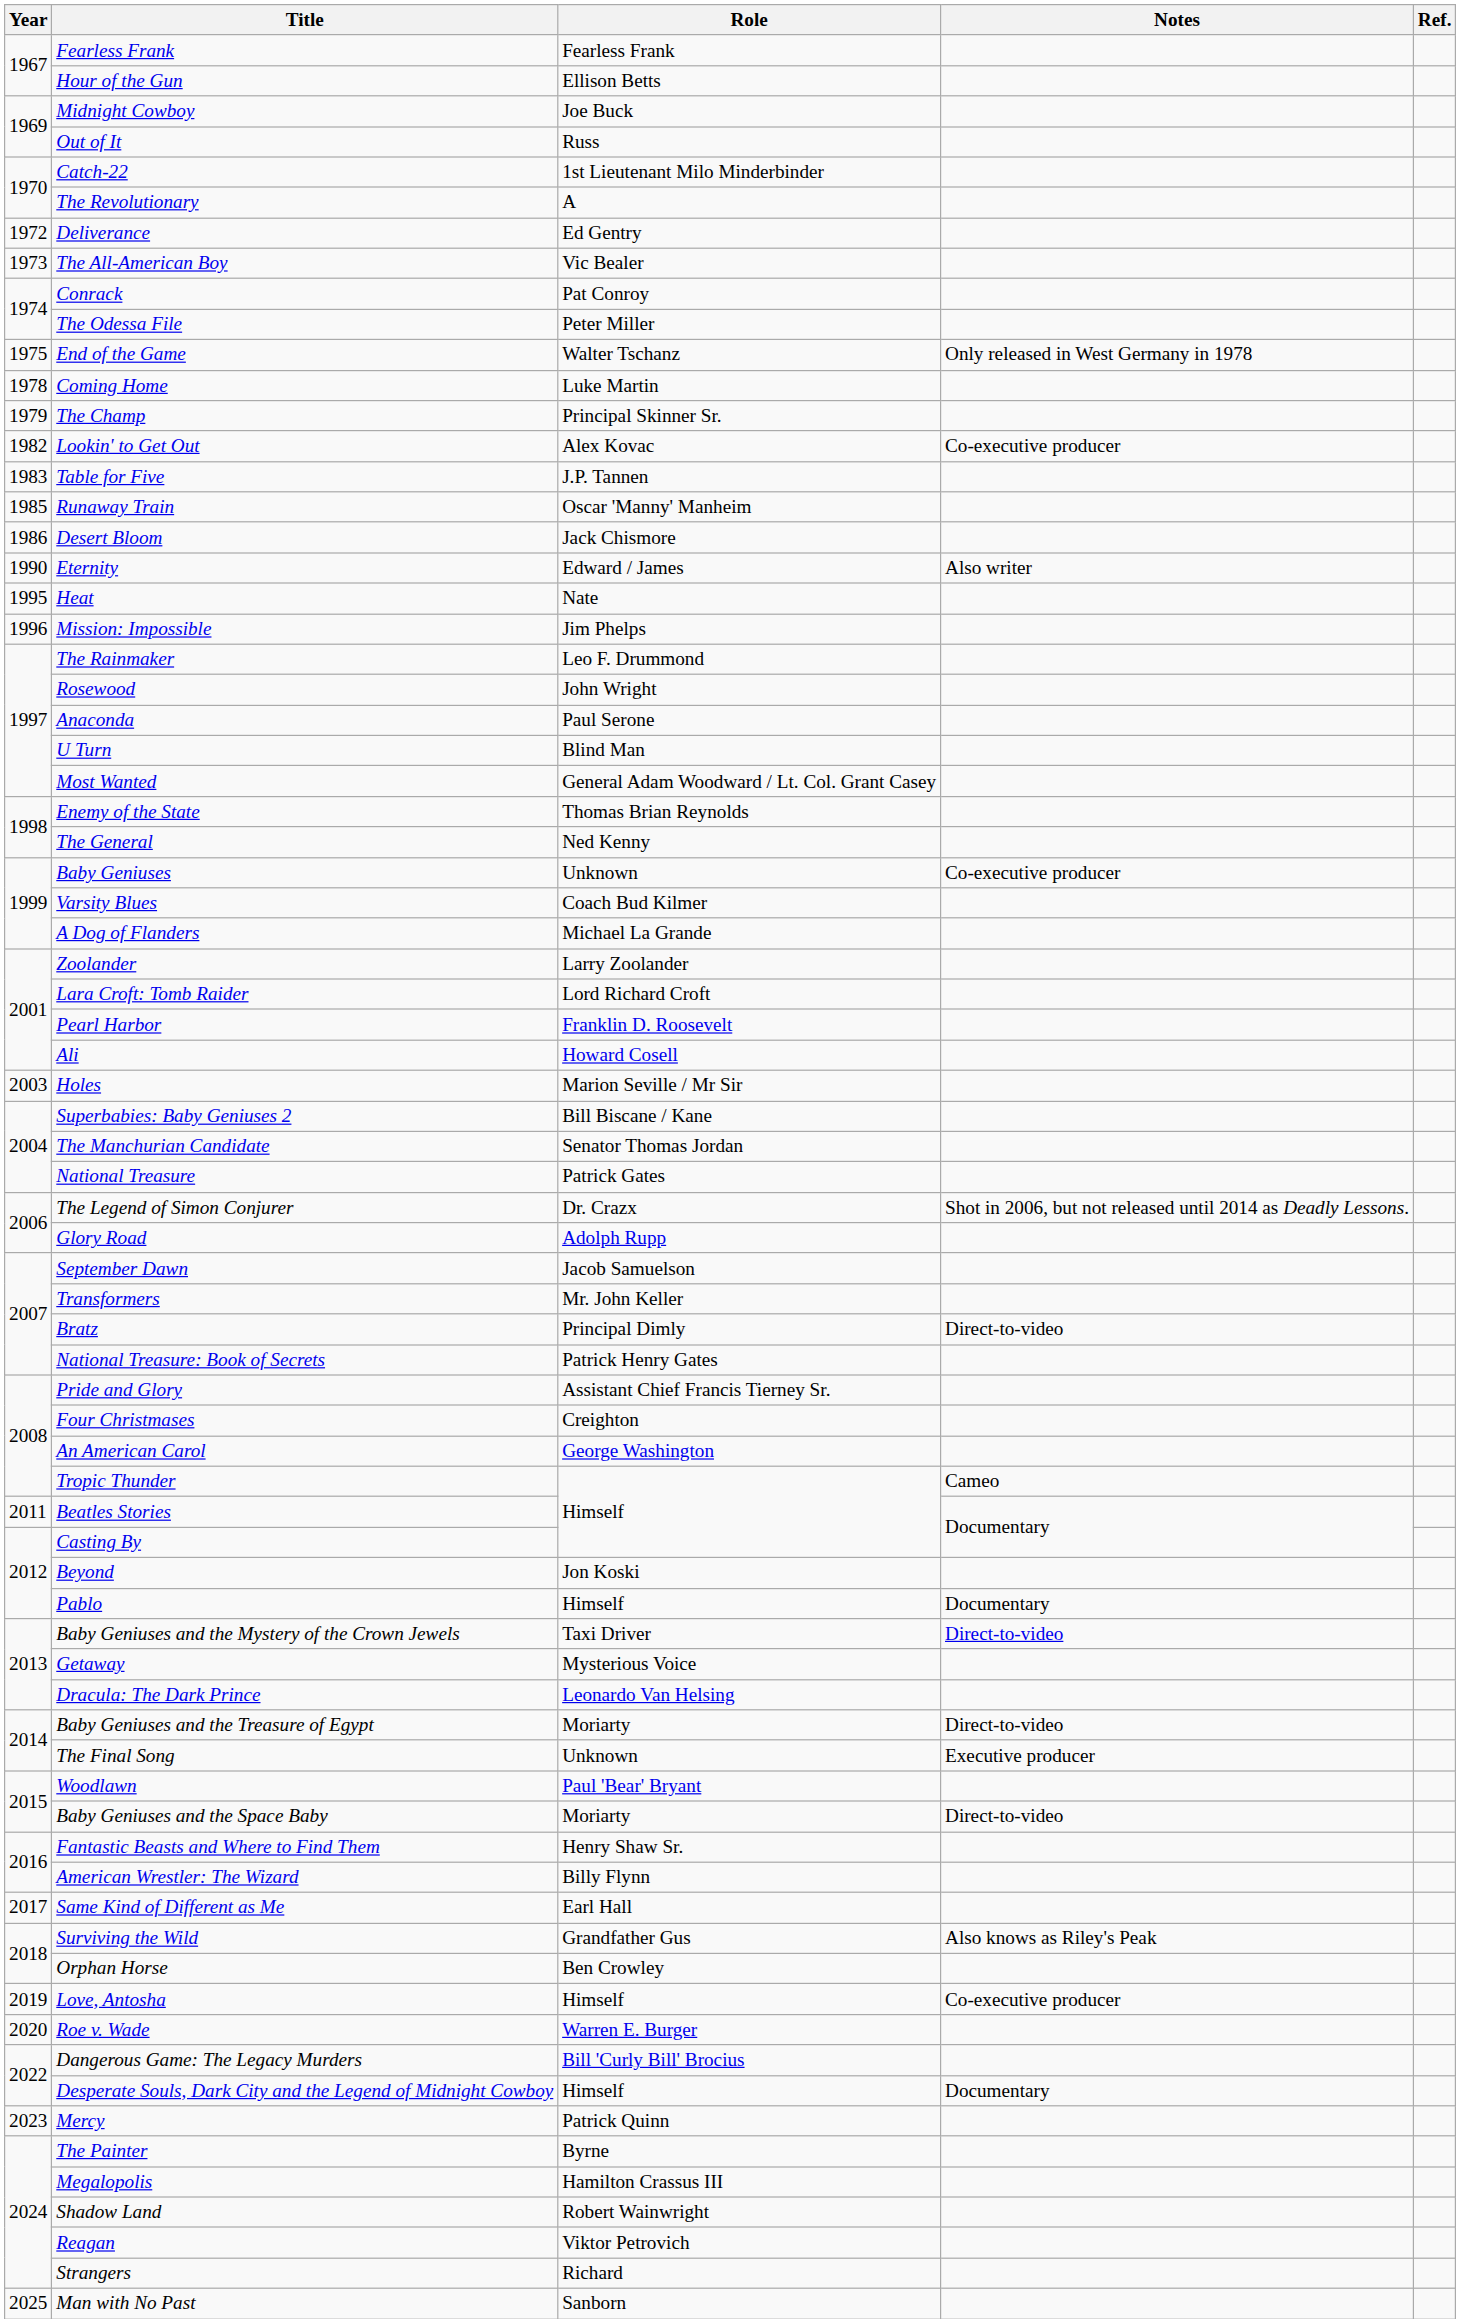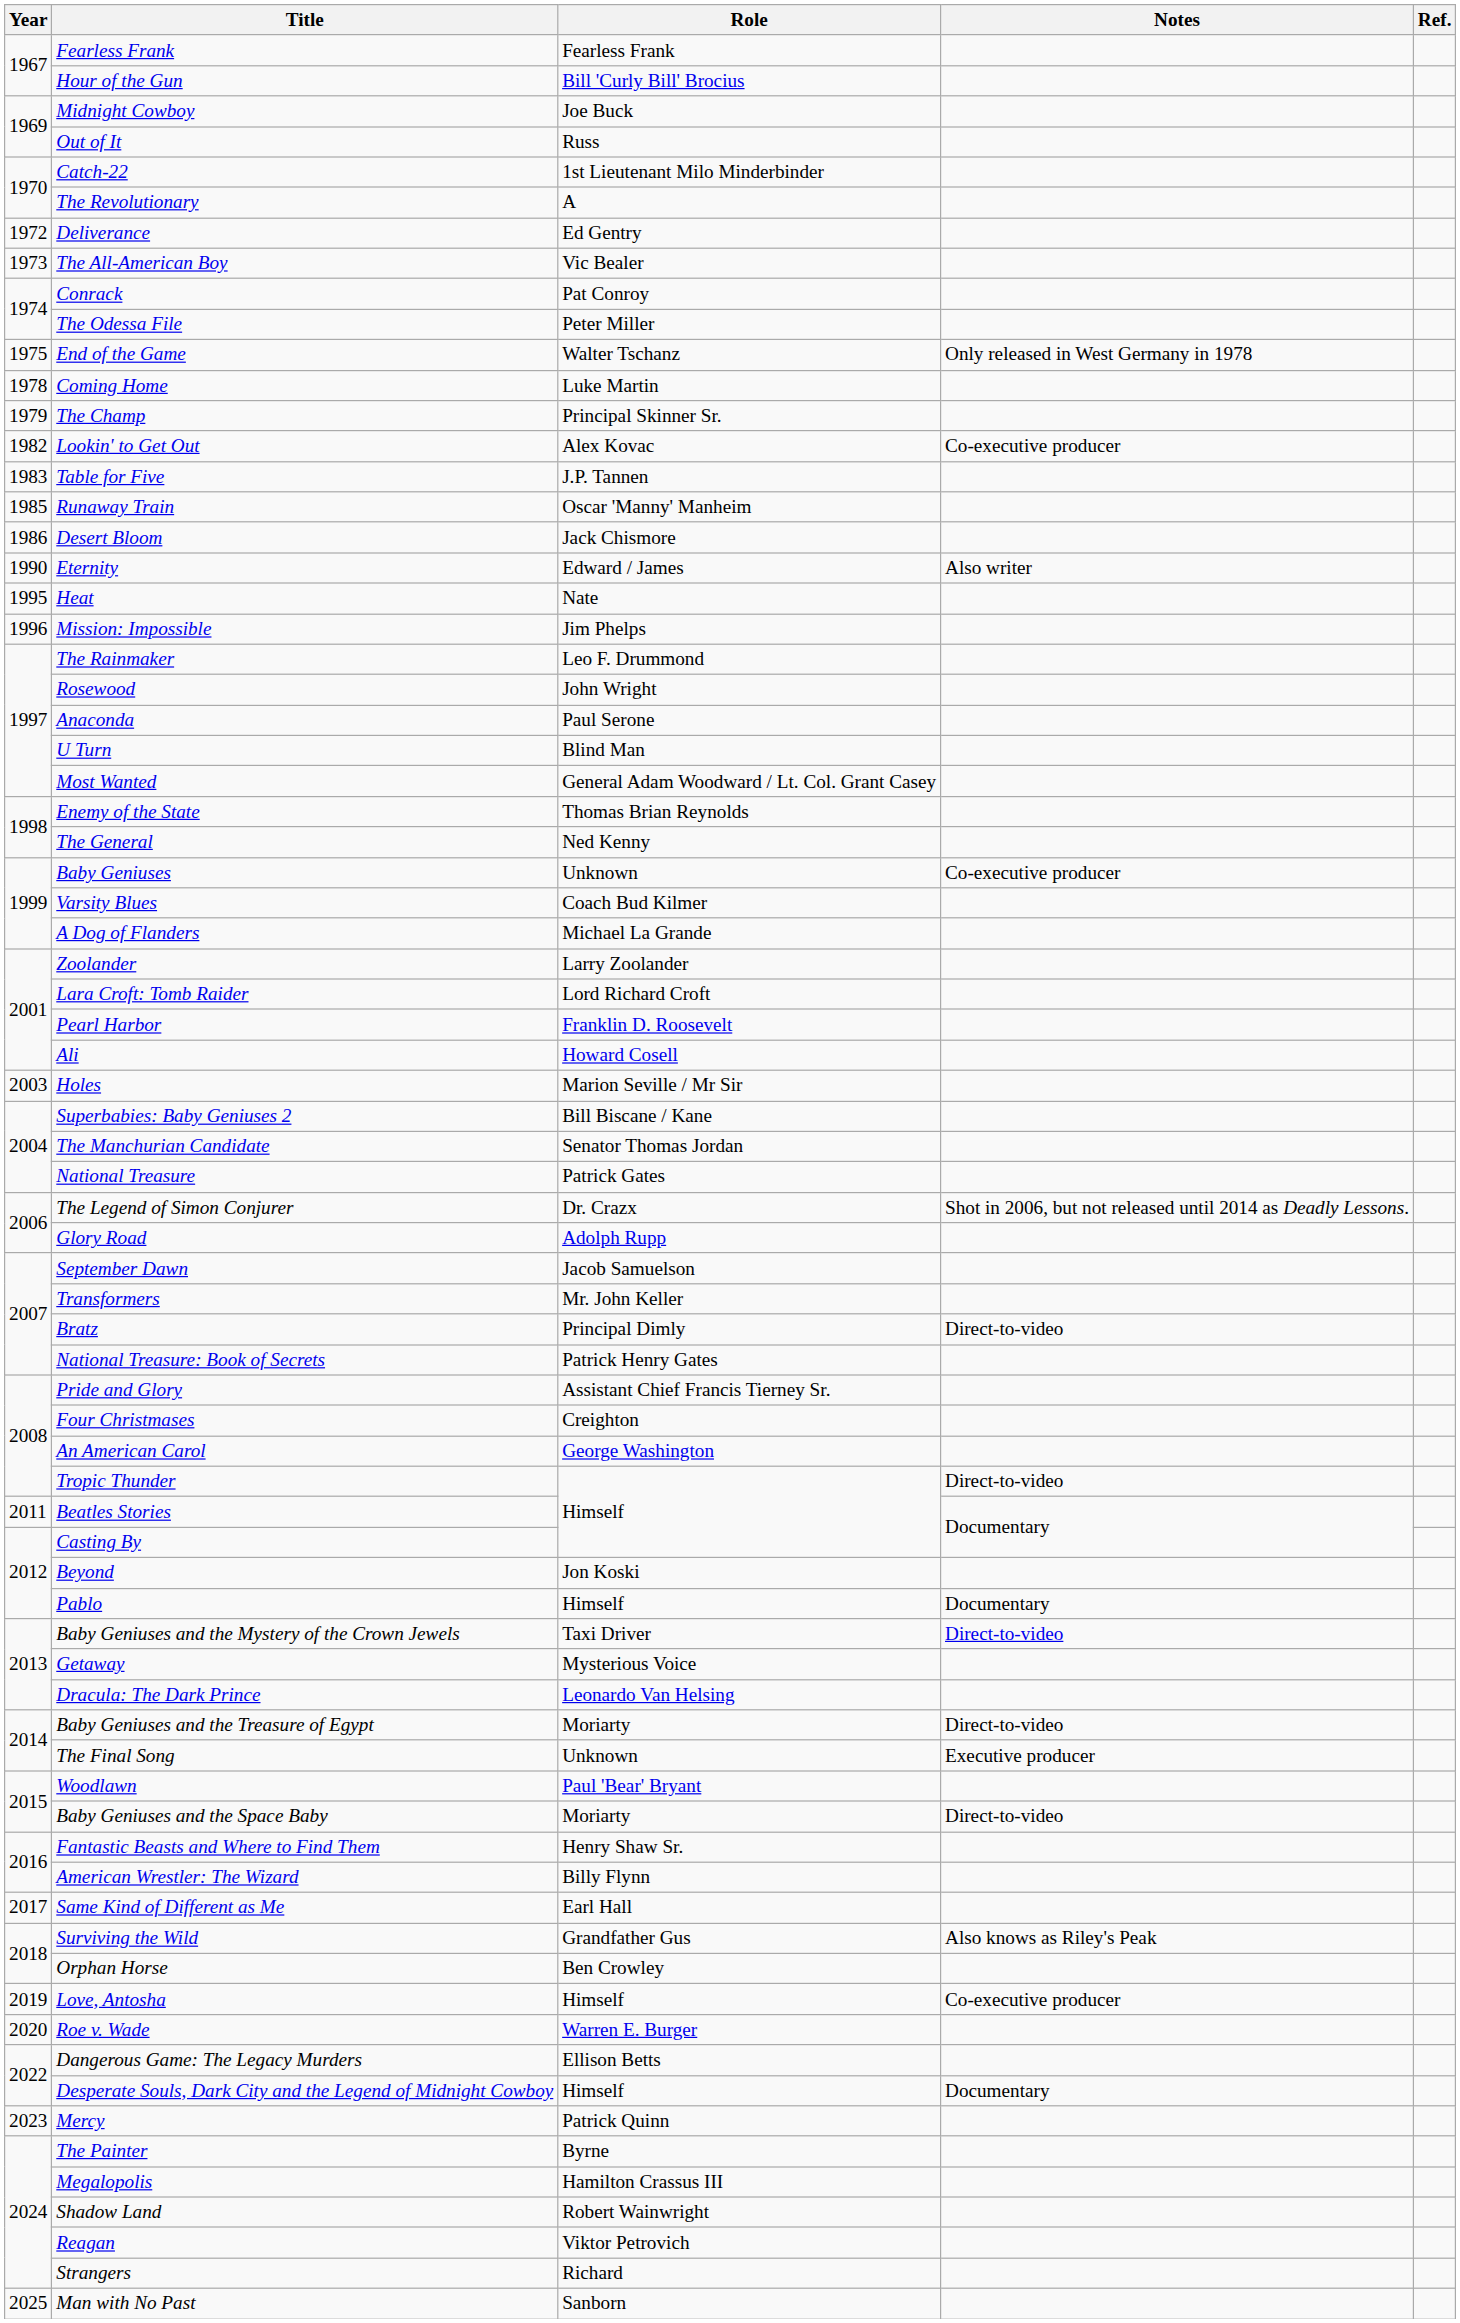(611, 80) Ellison Betts -> (653, 80) Bill 'Curly Bill' Brocius
(972, 1481) Cameo -> (1004, 1481) Direct-to-video
(653, 2059) Bill 'Curly Bill' Brocius -> (611, 2059) Ellison Betts
